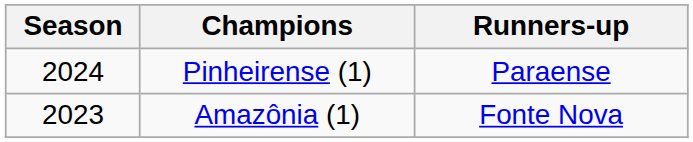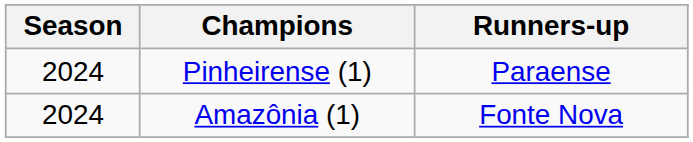(73, 114) 2023 -> (73, 114) 2024
